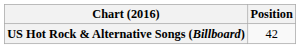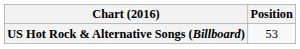(272, 33) 42 -> (272, 33) 53
